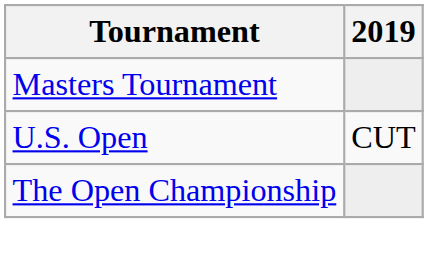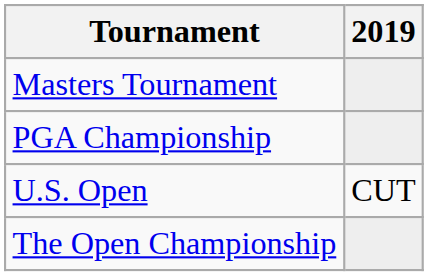+ row: (142, 137)
